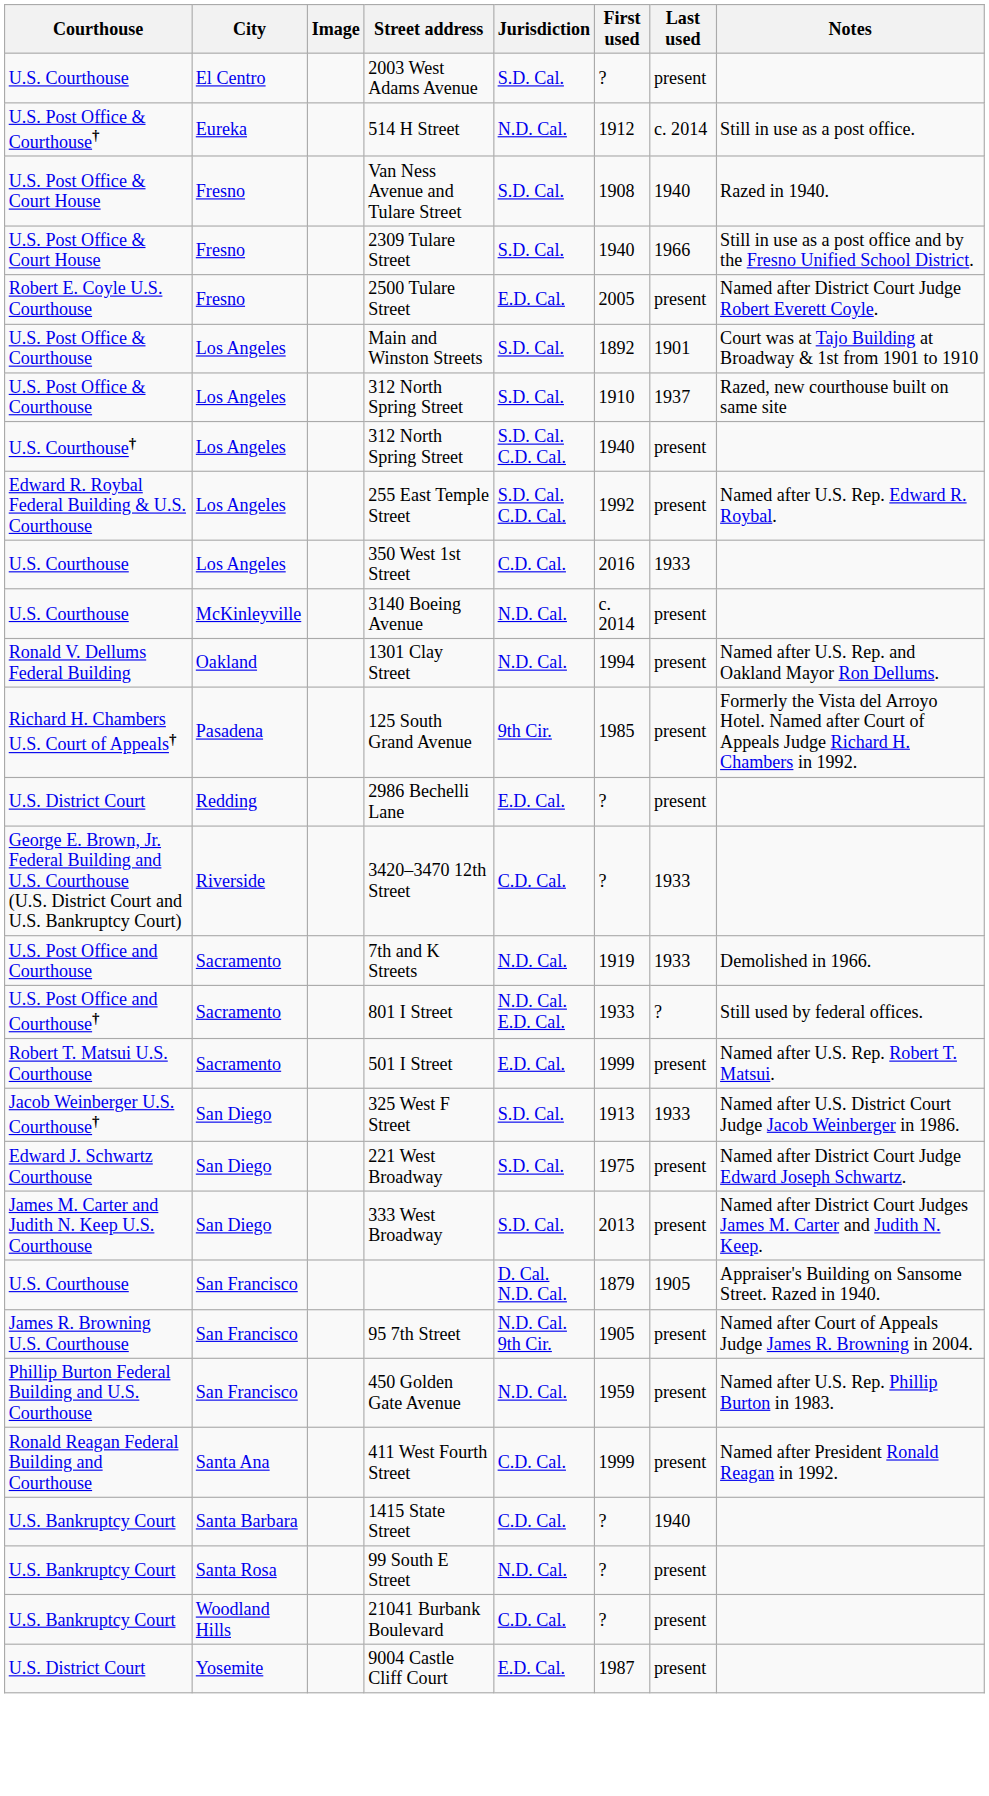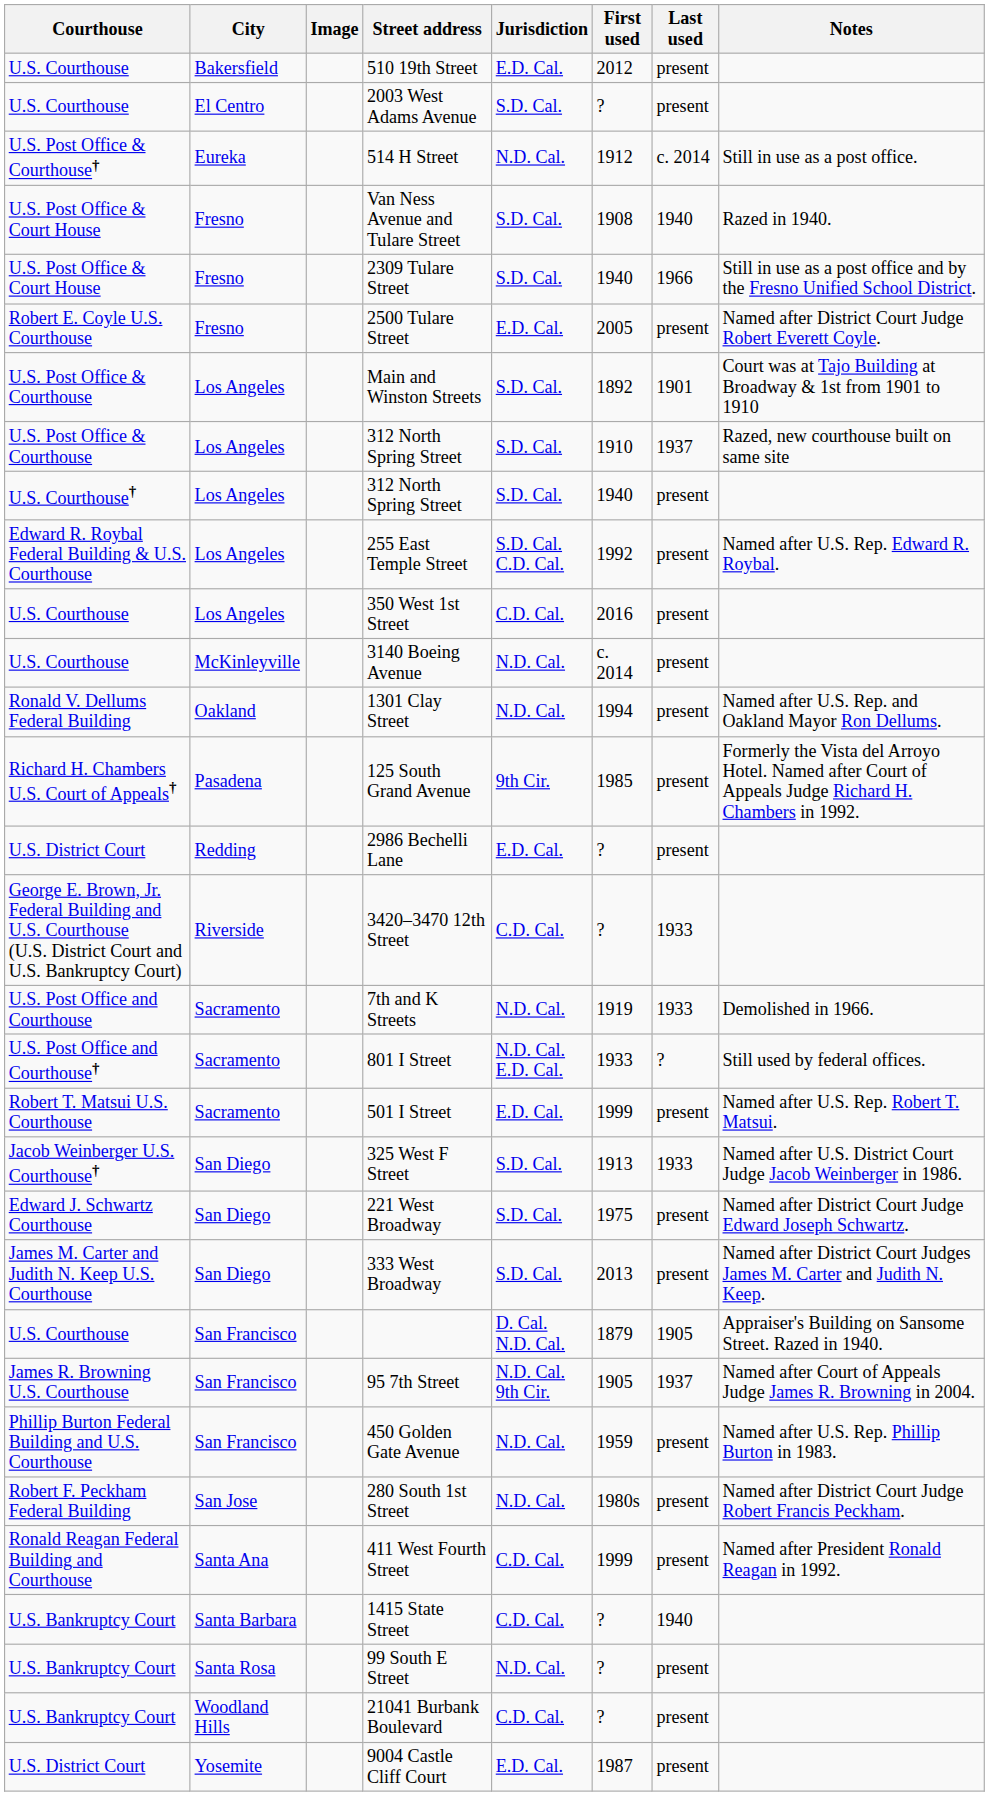+ row: (69, 67)
(532, 446) S.D. Cal. C.D. Cal. -> (529, 495) S.D. Cal.
(672, 564) 1933 -> (683, 613) present
(680, 1333) present -> (675, 1382) 1937
+ row: (78, 1501)
